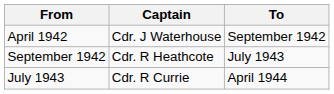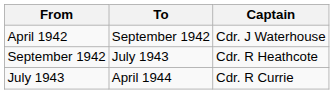columns swapped: (276, 15) <-> (167, 15)
